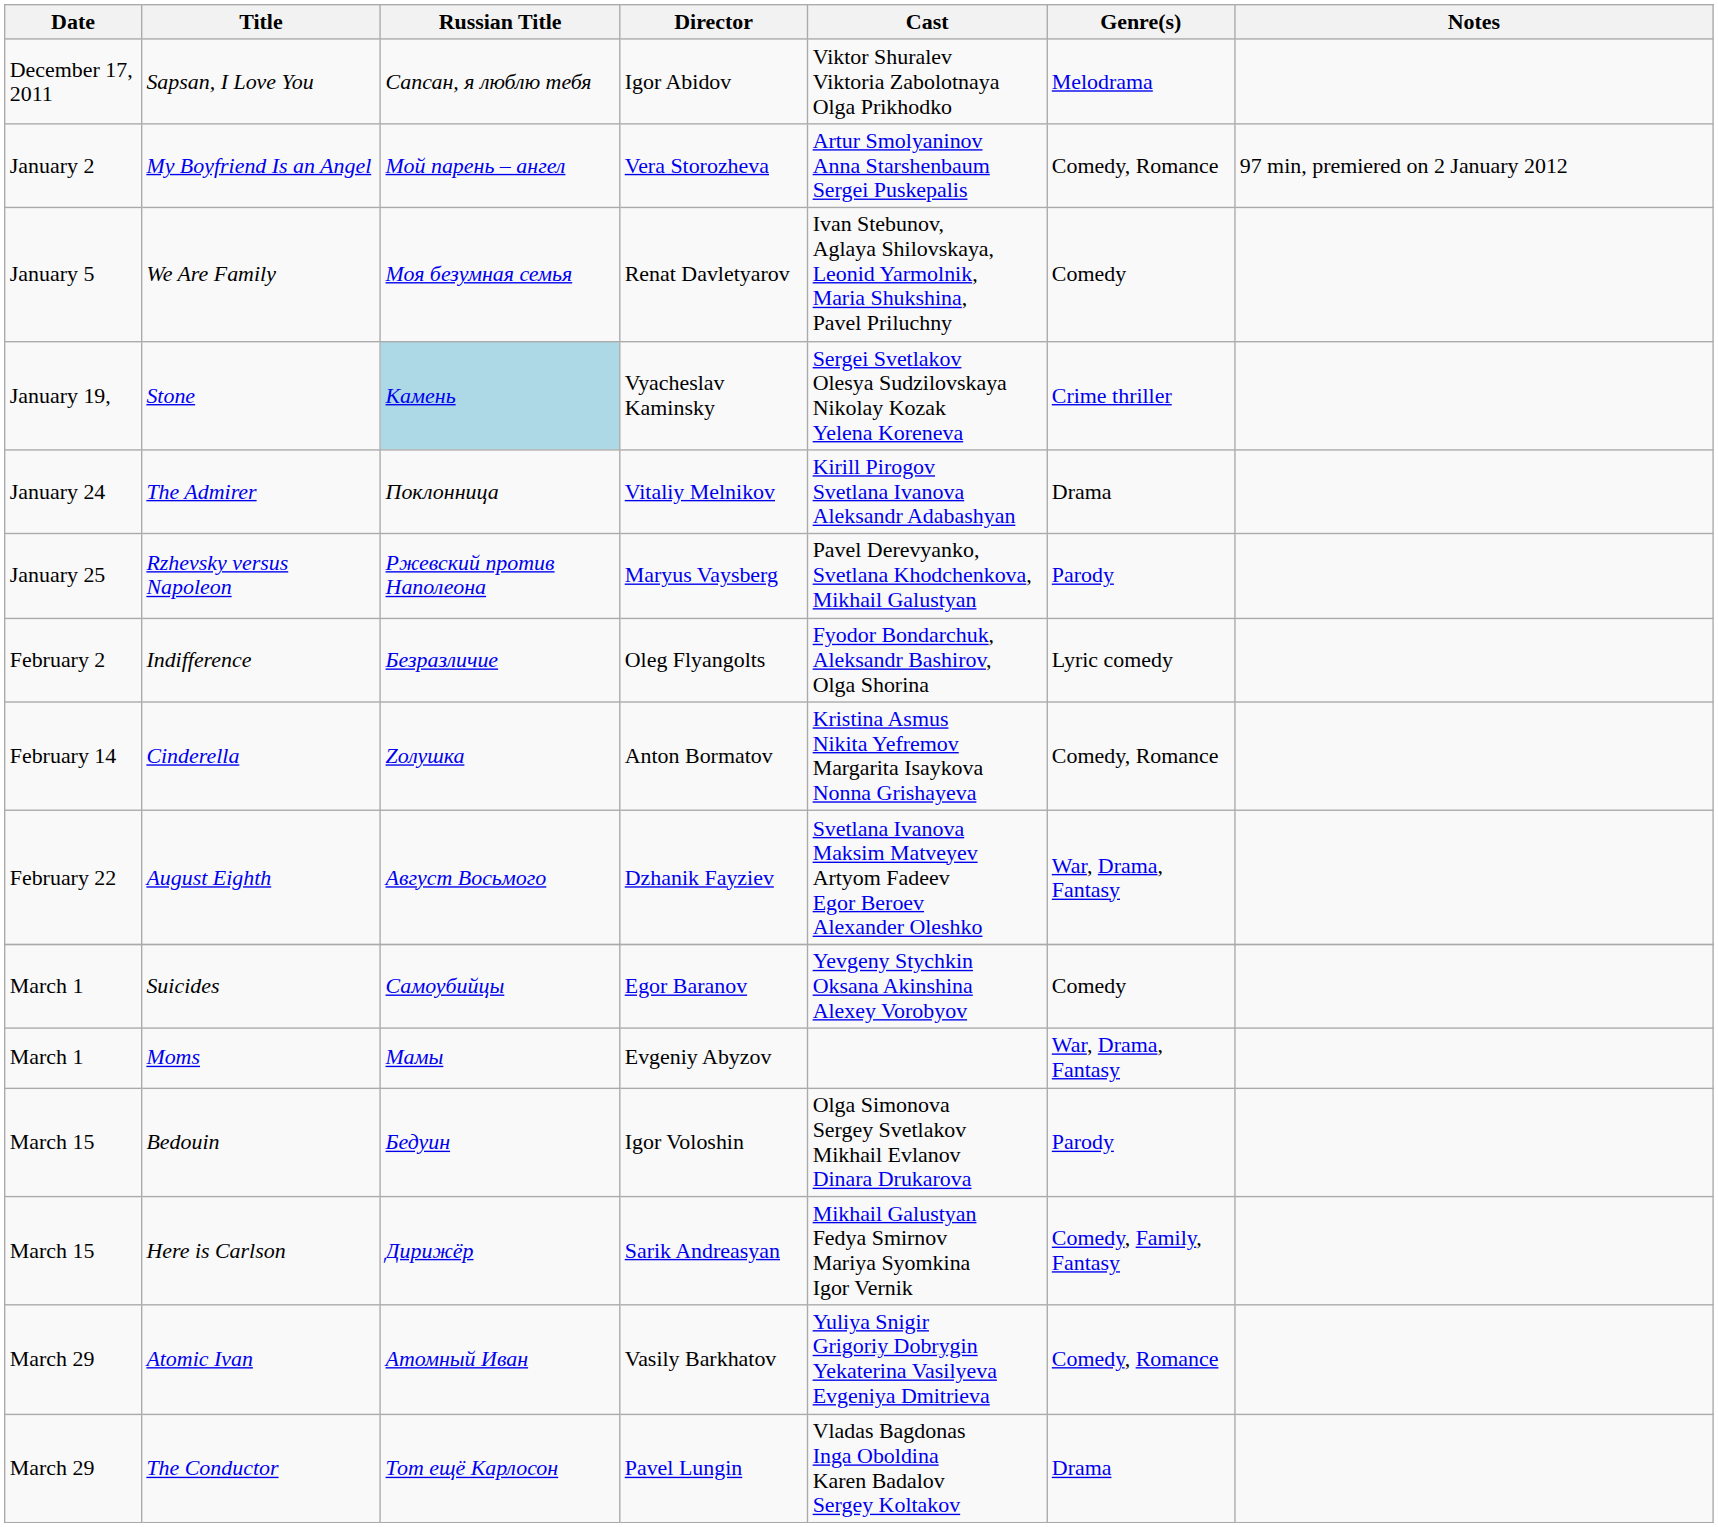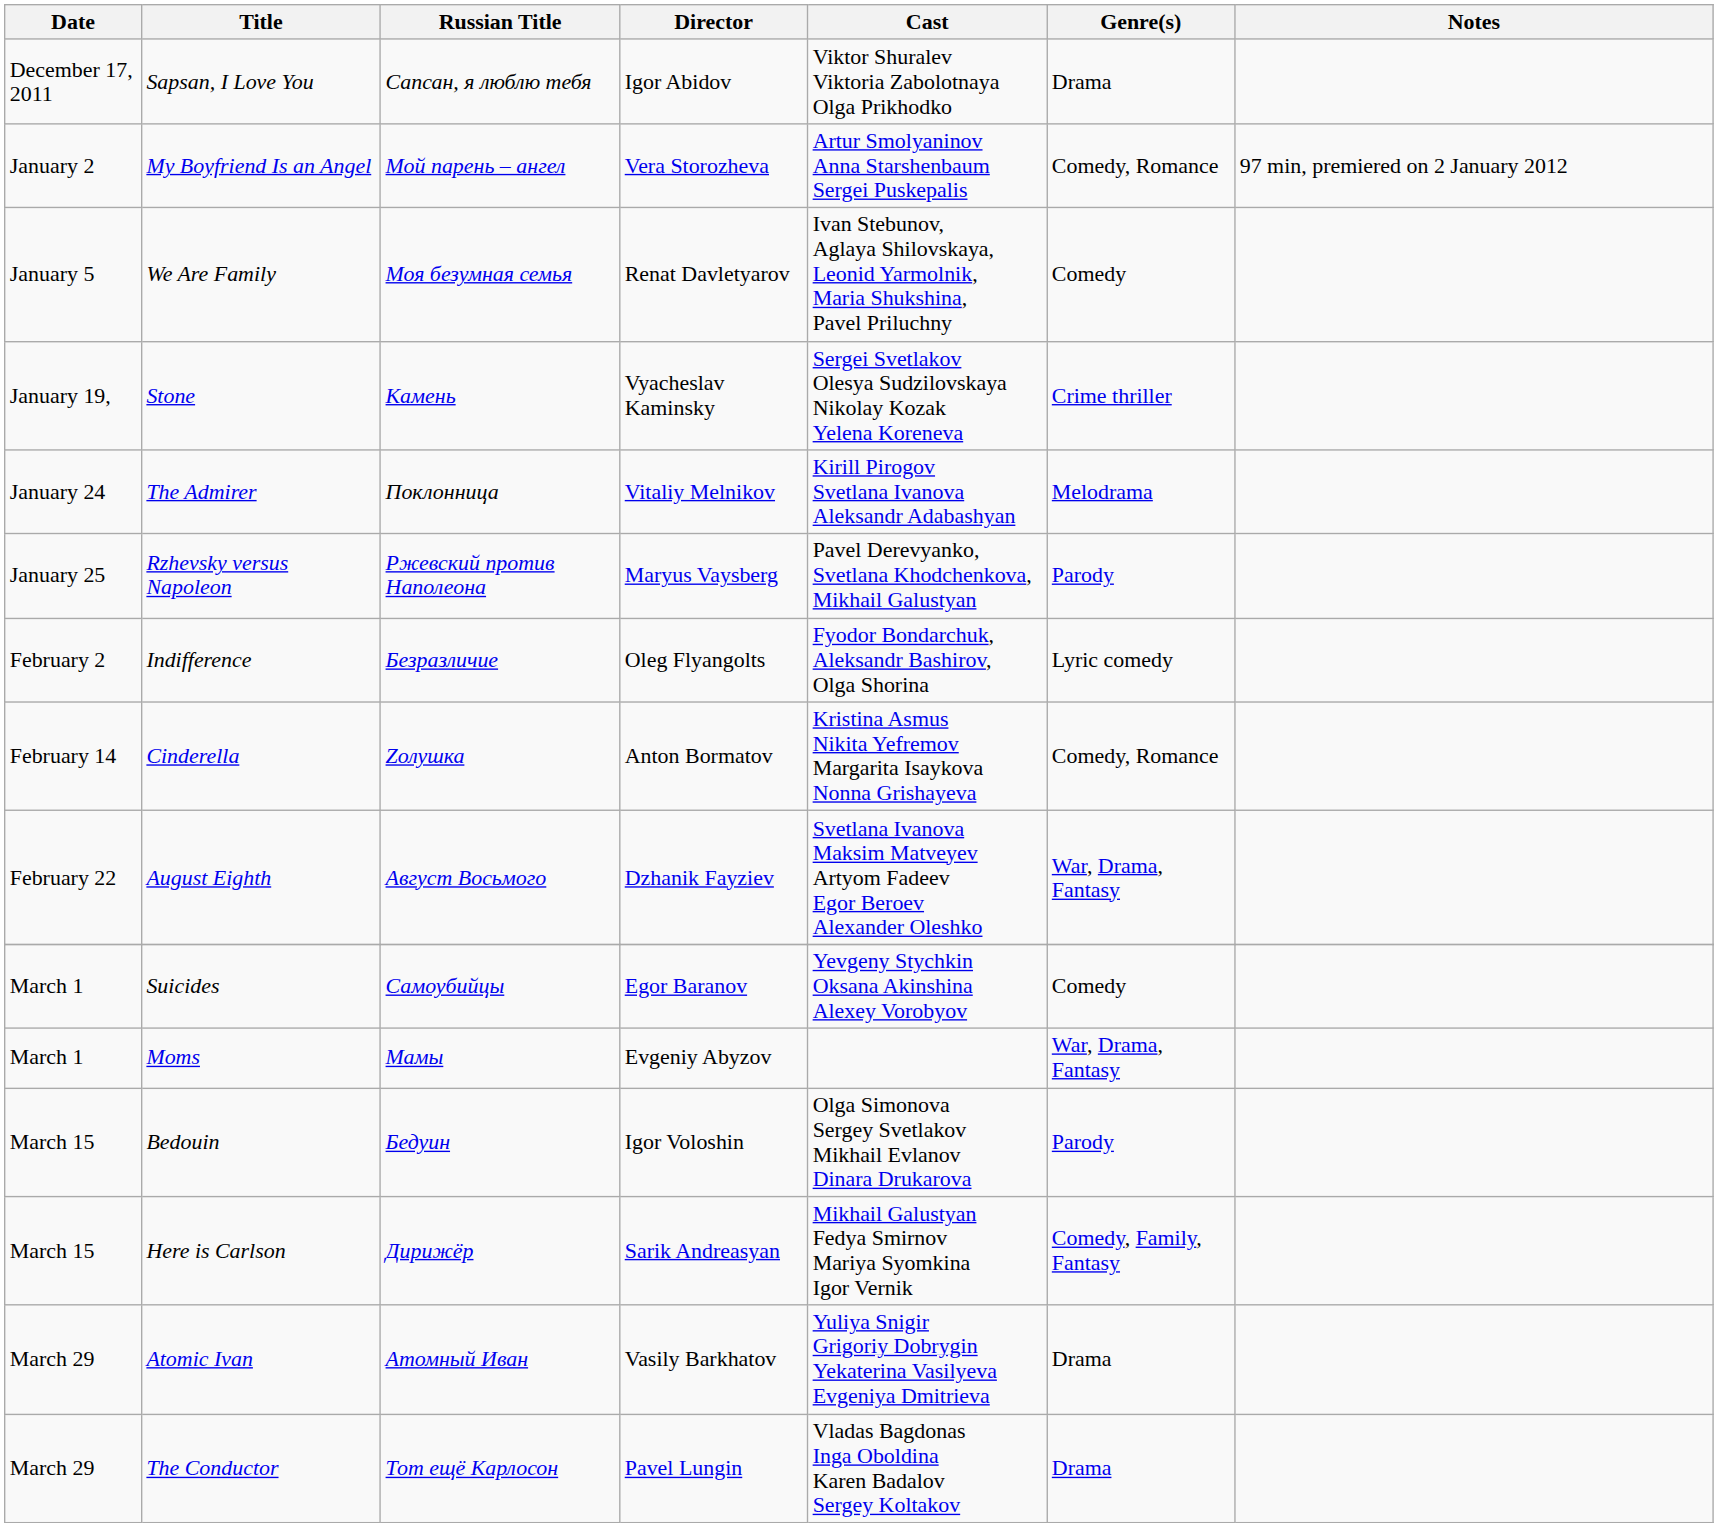(1102, 81) Melodrama -> (1082, 81) Drama
(421, 395) lightblue background -> (421, 395) no background
(1082, 491) Drama -> (1102, 491) Melodrama
(1135, 1359) Comedy, Romance -> (1082, 1359) Drama
